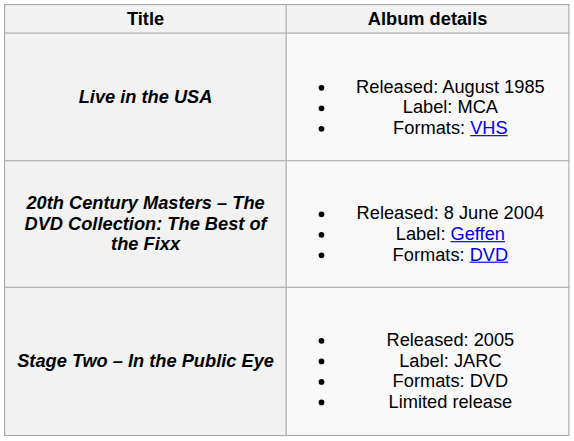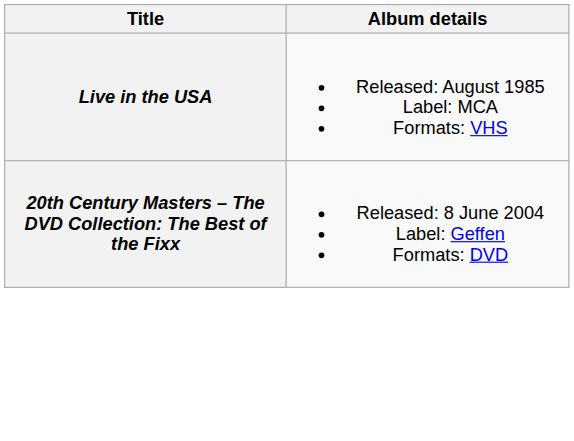- row: (146, 361)
